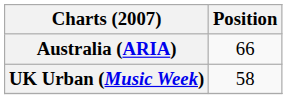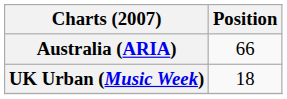(245, 78) 58 -> (245, 78) 18
